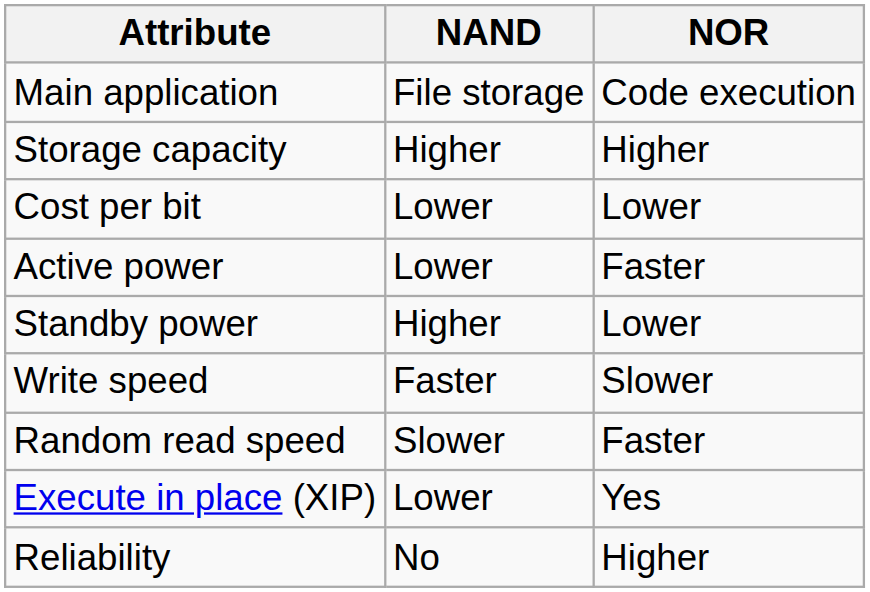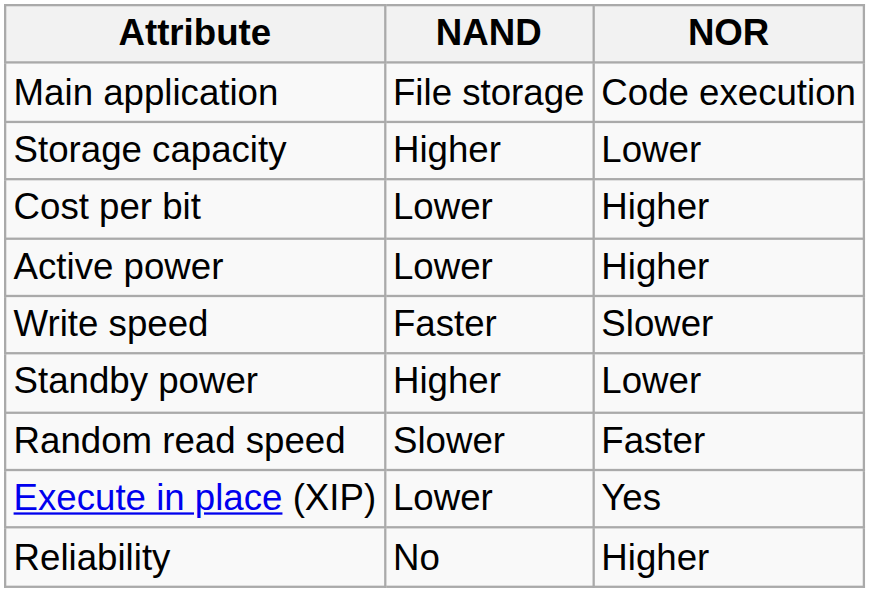(655, 149) Higher -> (651, 149) Lower
(651, 207) Lower -> (655, 207) Higher
(653, 265) Faster -> (655, 265) Higher
rows swapped: (136, 324) <-> (111, 382)
